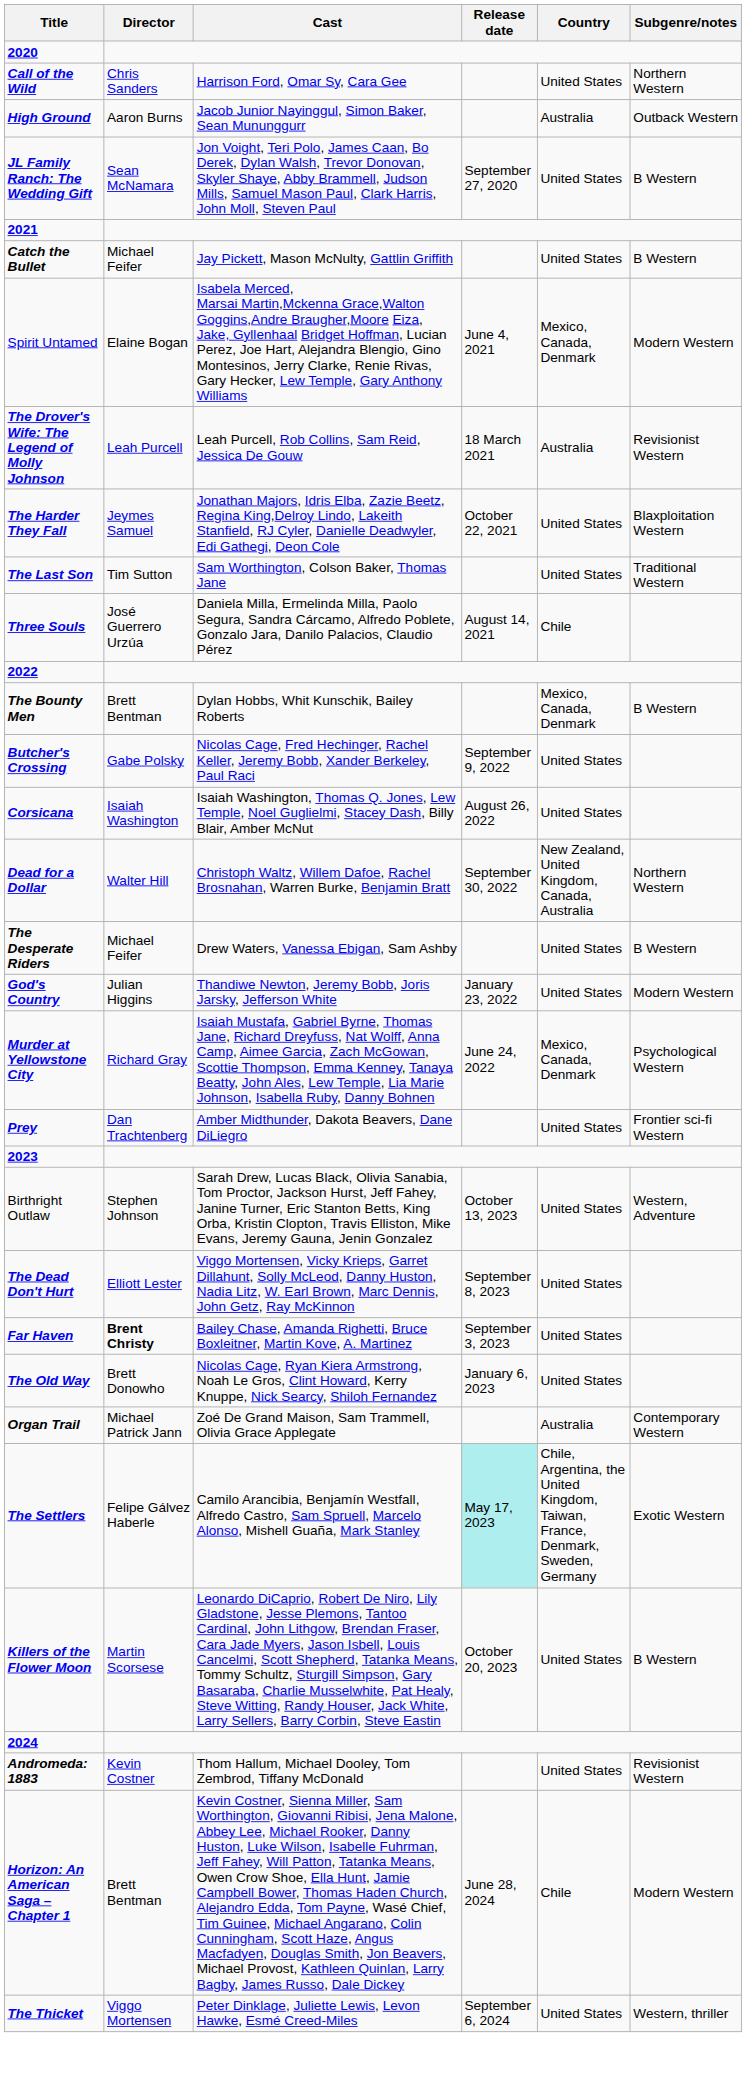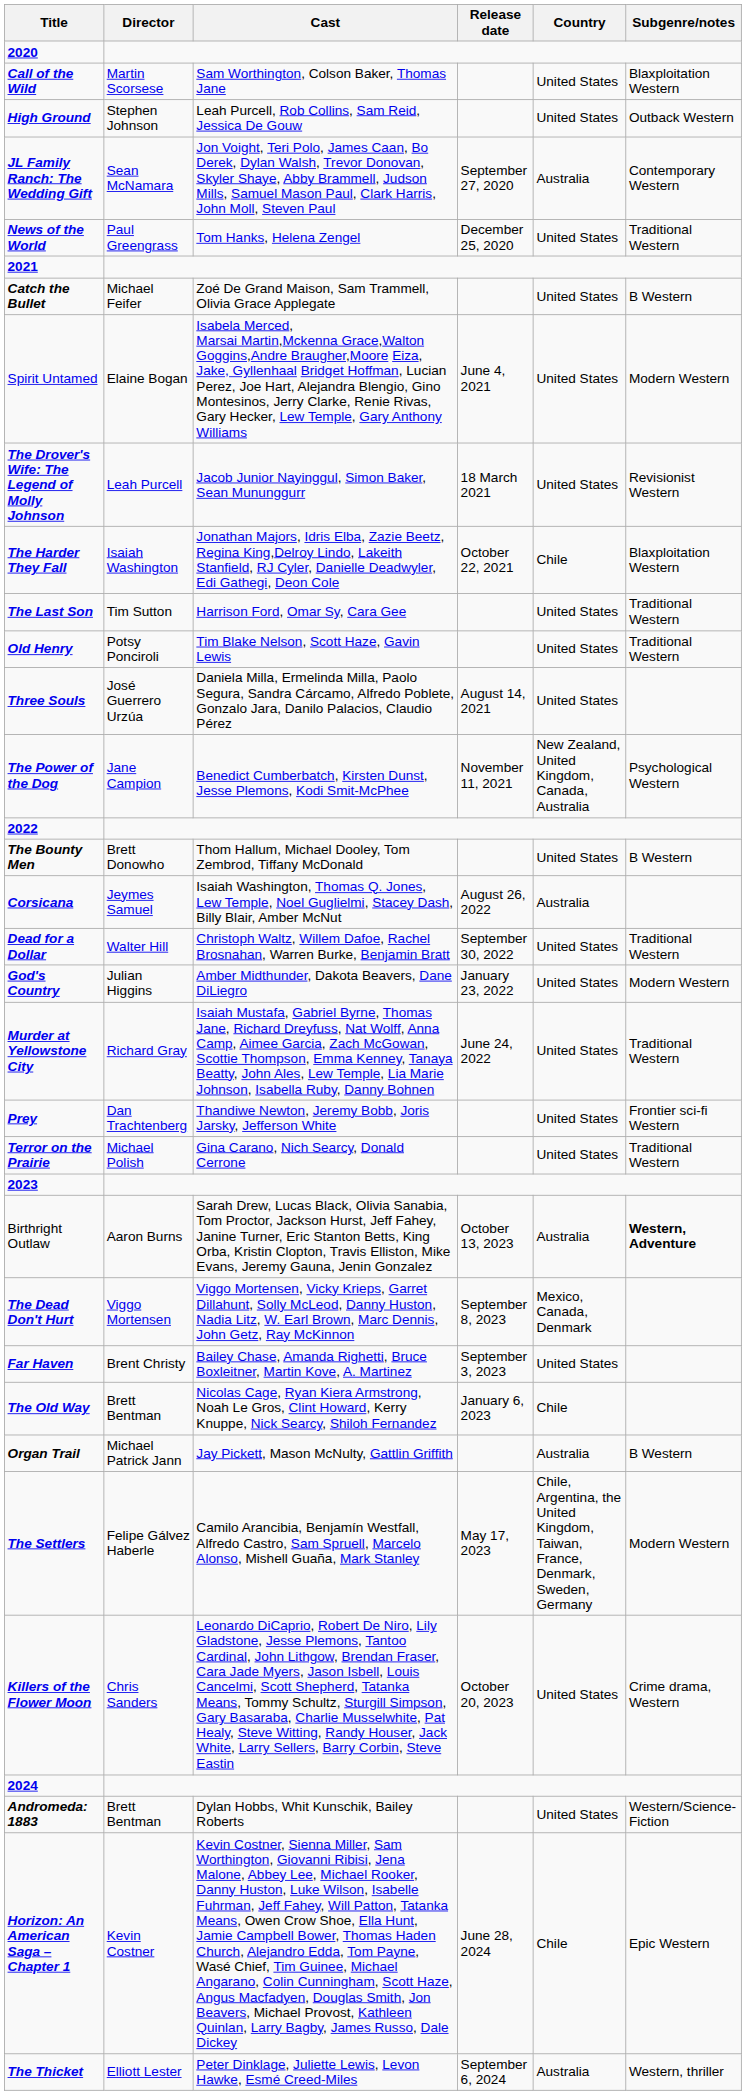(132, 81) Chris Sanders -> (135, 81) Martin Scorsese
(302, 81) Harrison Ford, Omar Sy, Cara Gee -> (321, 81) Sam Worthington, Colson Baker, Thomas Jane
(660, 81) Northern Western -> (669, 81) Blaxploitation Western
(145, 118) Aaron Burns -> (132, 118) Stephen Johnson
(312, 118) Jacob Junior Nayinggul, Simon Baker, Sean Mununggurr -> (308, 118) Leah Purcell, Rob Collins, Sam Reid, Jessica De Gouw
(567, 118) Australia -> (577, 118) United States
(581, 178) United States -> (563, 178) Australia
(665, 178) B Western -> (672, 178) Contemporary Western
+ row: (46, 237)
(325, 259) Jay Pickett, Mason McNulty, Gattlin Griffith -> (313, 296) Zoé De Grand Maison, Sam Trammell, Olivia Grace Applegate
(568, 342) Mexico, Canada, Denmark -> (577, 379) United States
(309, 447) Leah Purcell, Rob Collins, Sam Reid, Jessica De Gouw -> (311, 484) Jacob Junior Nayinggul, Simon Baker, Sean Mununggurr
(567, 447) Australia -> (577, 484) United States
(130, 523) Jeymes Samuel -> (142, 559) Isaiah Washington
(581, 523) United States -> (552, 559) Chile
(322, 575) Sam Worthington, Colson Baker, Thomas Jane -> (301, 612) Harrison Ford, Omar Sy, Cara Gee
+ row: (40, 648)
(556, 627) Chile -> (577, 701) United States
+ row: (50, 776)
(134, 708) Brett Bentman -> (135, 857) Brett Donowho
(305, 708) Dylan Hobbs, Whit Kunschik, Bailey Roberts -> (303, 857) Thom Hallum, Michael Dooley, Tom Zembrod, Tiffany McDonald
(568, 708) Mexico, Canada, Denmark -> (577, 857) United States
- row: (39, 760)
(143, 813) Isaiah Washington -> (130, 902) Jeymes Samuel
(581, 813) United States -> (563, 902) Australia
(582, 880) New Zealand, United Kingdom, Canada, Australia -> (577, 946) United States
(660, 880) Northern Western -> (660, 946) Traditional Western
- row: (40, 948)
(313, 992) Thandiwe Newton, Jeremy Bobb, Joris Jarsky, Jefferson White -> (324, 983) Amber Midthunder, Dakota Beavers, Dane DiLiegro
(568, 1060) Mexico, Canada, Denmark -> (577, 1051) United States
(675, 1060) Psychological Western -> (660, 1051) Traditional Western
(324, 1127) Amber Midthunder, Dakota Beavers, Dane DiLiegro -> (313, 1118) Thandiwe Newton, Jeremy Bobb, Joris Jarsky, Jefferson White
+ row: (50, 1155)
(133, 1208) Stephen Johnson -> (145, 1236) Aaron Burns
(581, 1208) United States -> (563, 1236) Australia
(664, 1208) normal -> (663, 1236) bold
(144, 1284) Elliott Lester -> (139, 1311) Viggo Mortensen
(581, 1284) United States -> (564, 1311) Mexico, Canada, Denmark
(130, 1336) bold -> (146, 1364) normal
(136, 1380) Brett Donowho -> (134, 1408) Brett Bentman
(581, 1380) United States -> (552, 1408) Chile
(313, 1425) Zoé De Grand Maison, Sam Trammell, Olivia Grace Applegate -> (325, 1453) Jay Pickett, Mason McNulty, Gattlin Griffith
(676, 1425) Contemporary Western -> (661, 1453) B Western
(489, 1515) paleturquoise background -> (485, 1543) no background
(679, 1515) Exotic Western -> (679, 1543) Modern Western
(135, 1659) Martin Scorsese -> (132, 1695) Chris Sanders
(665, 1659) B Western -> (670, 1695) Crime drama, Western
(131, 1771) Kevin Costner -> (134, 1814) Brett Bentman
(303, 1771) Thom Hallum, Michael Dooley, Tom Zembrod, Tiffany McDonald -> (304, 1814) Dylan Hobbs, Whit Kunschik, Bailey Roberts
(666, 1771) Revisionist Western -> (682, 1814) Western/Science-Fiction
(134, 1892) Brett Bentman -> (131, 1943) Kevin Costner
(683, 1892) Modern Western -> (669, 1943) Epic Western
(139, 2013) Viggo Mortensen -> (144, 2072) Elliott Lester
(581, 2013) United States -> (563, 2072) Australia
